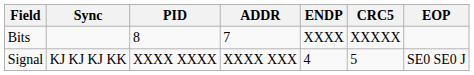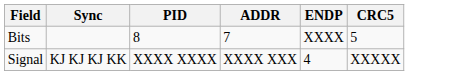- column: (436, 15)
(375, 37) XXXXX -> (354, 37) 5
(354, 59) 5 -> (375, 59) XXXXX
